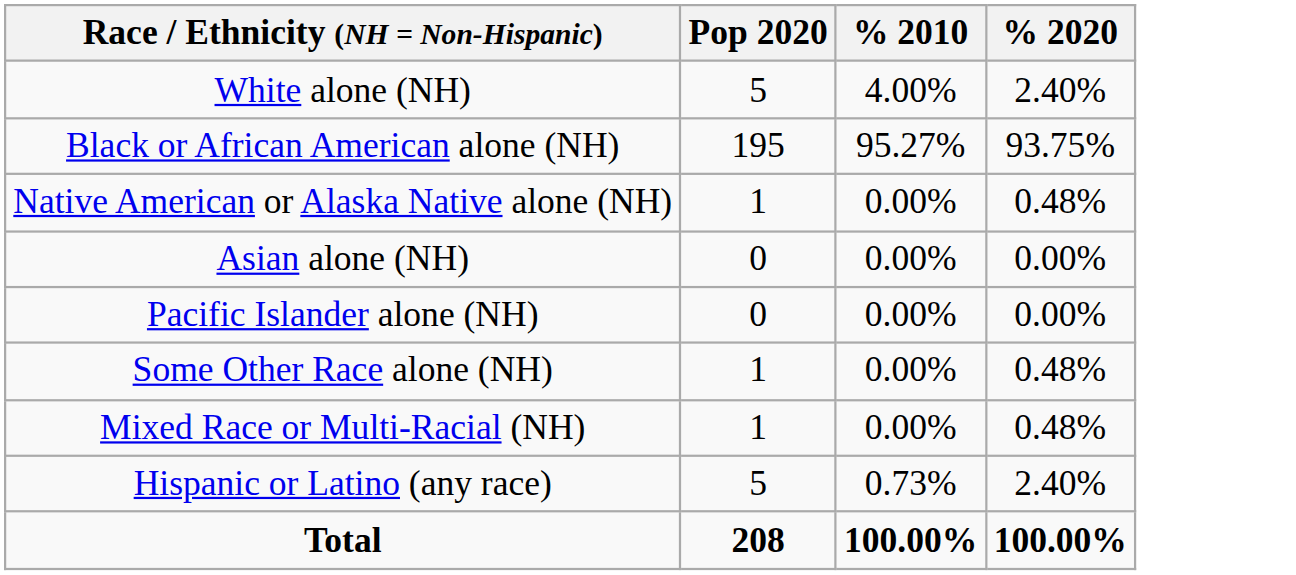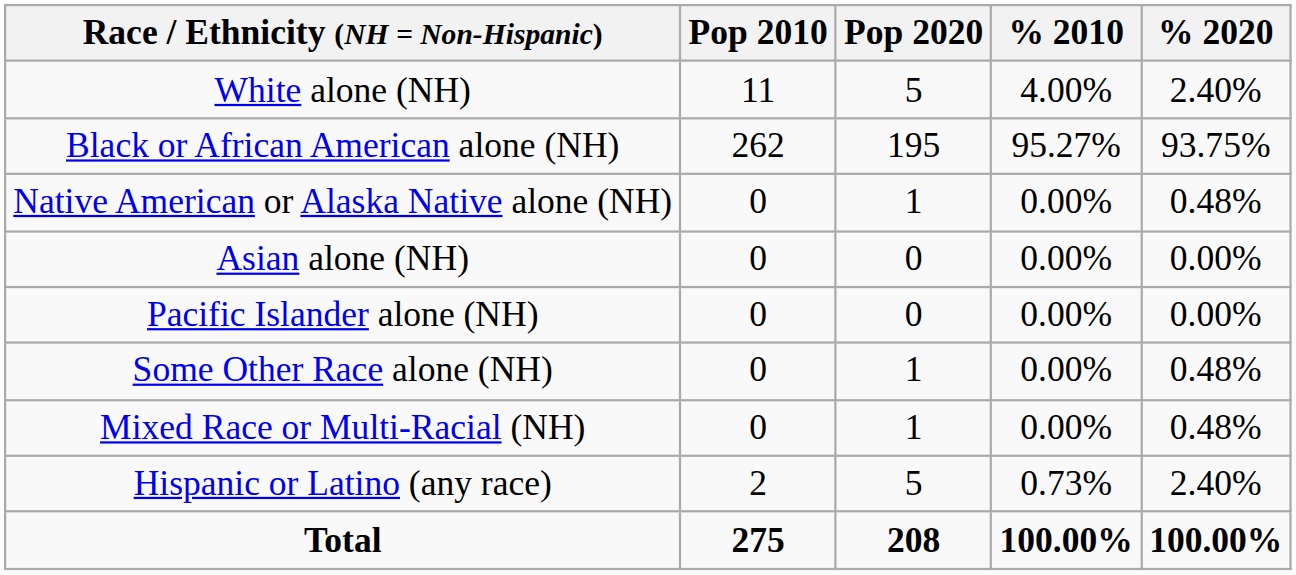+ column: (758, 32)
